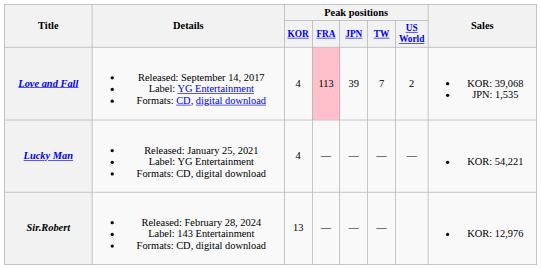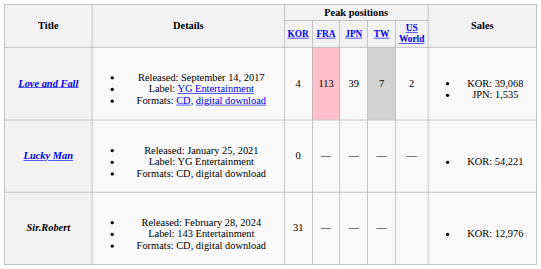(382, 83) no background -> (382, 83) lightgrey background
(298, 156) 4 -> (298, 156) 0
(298, 228) 13 -> (298, 228) 31
